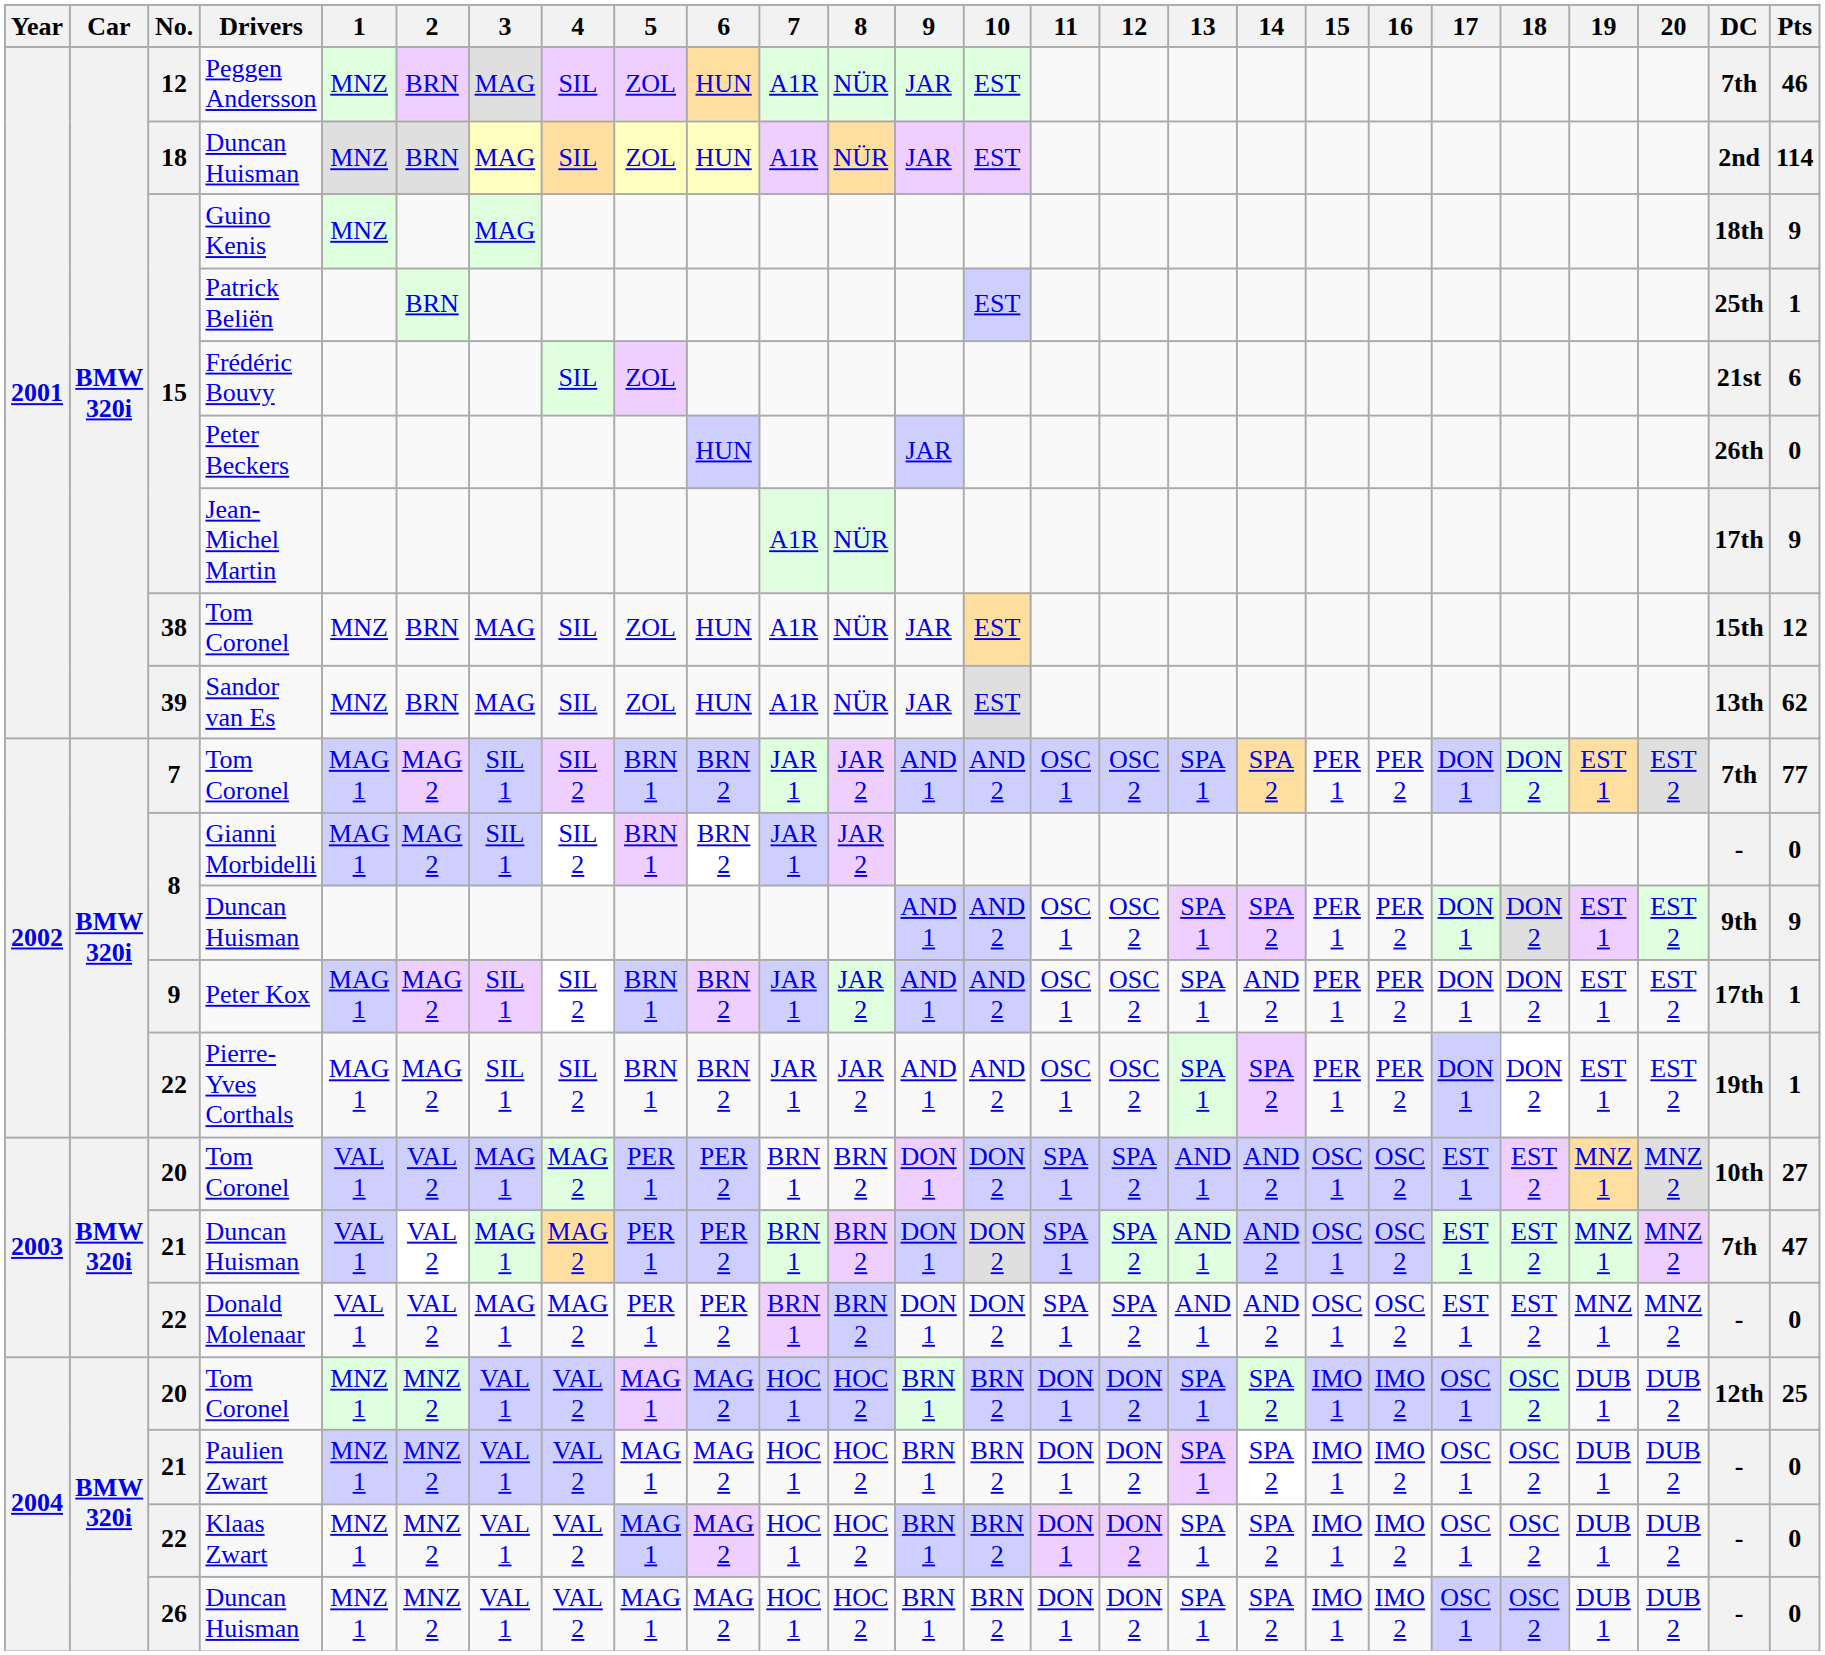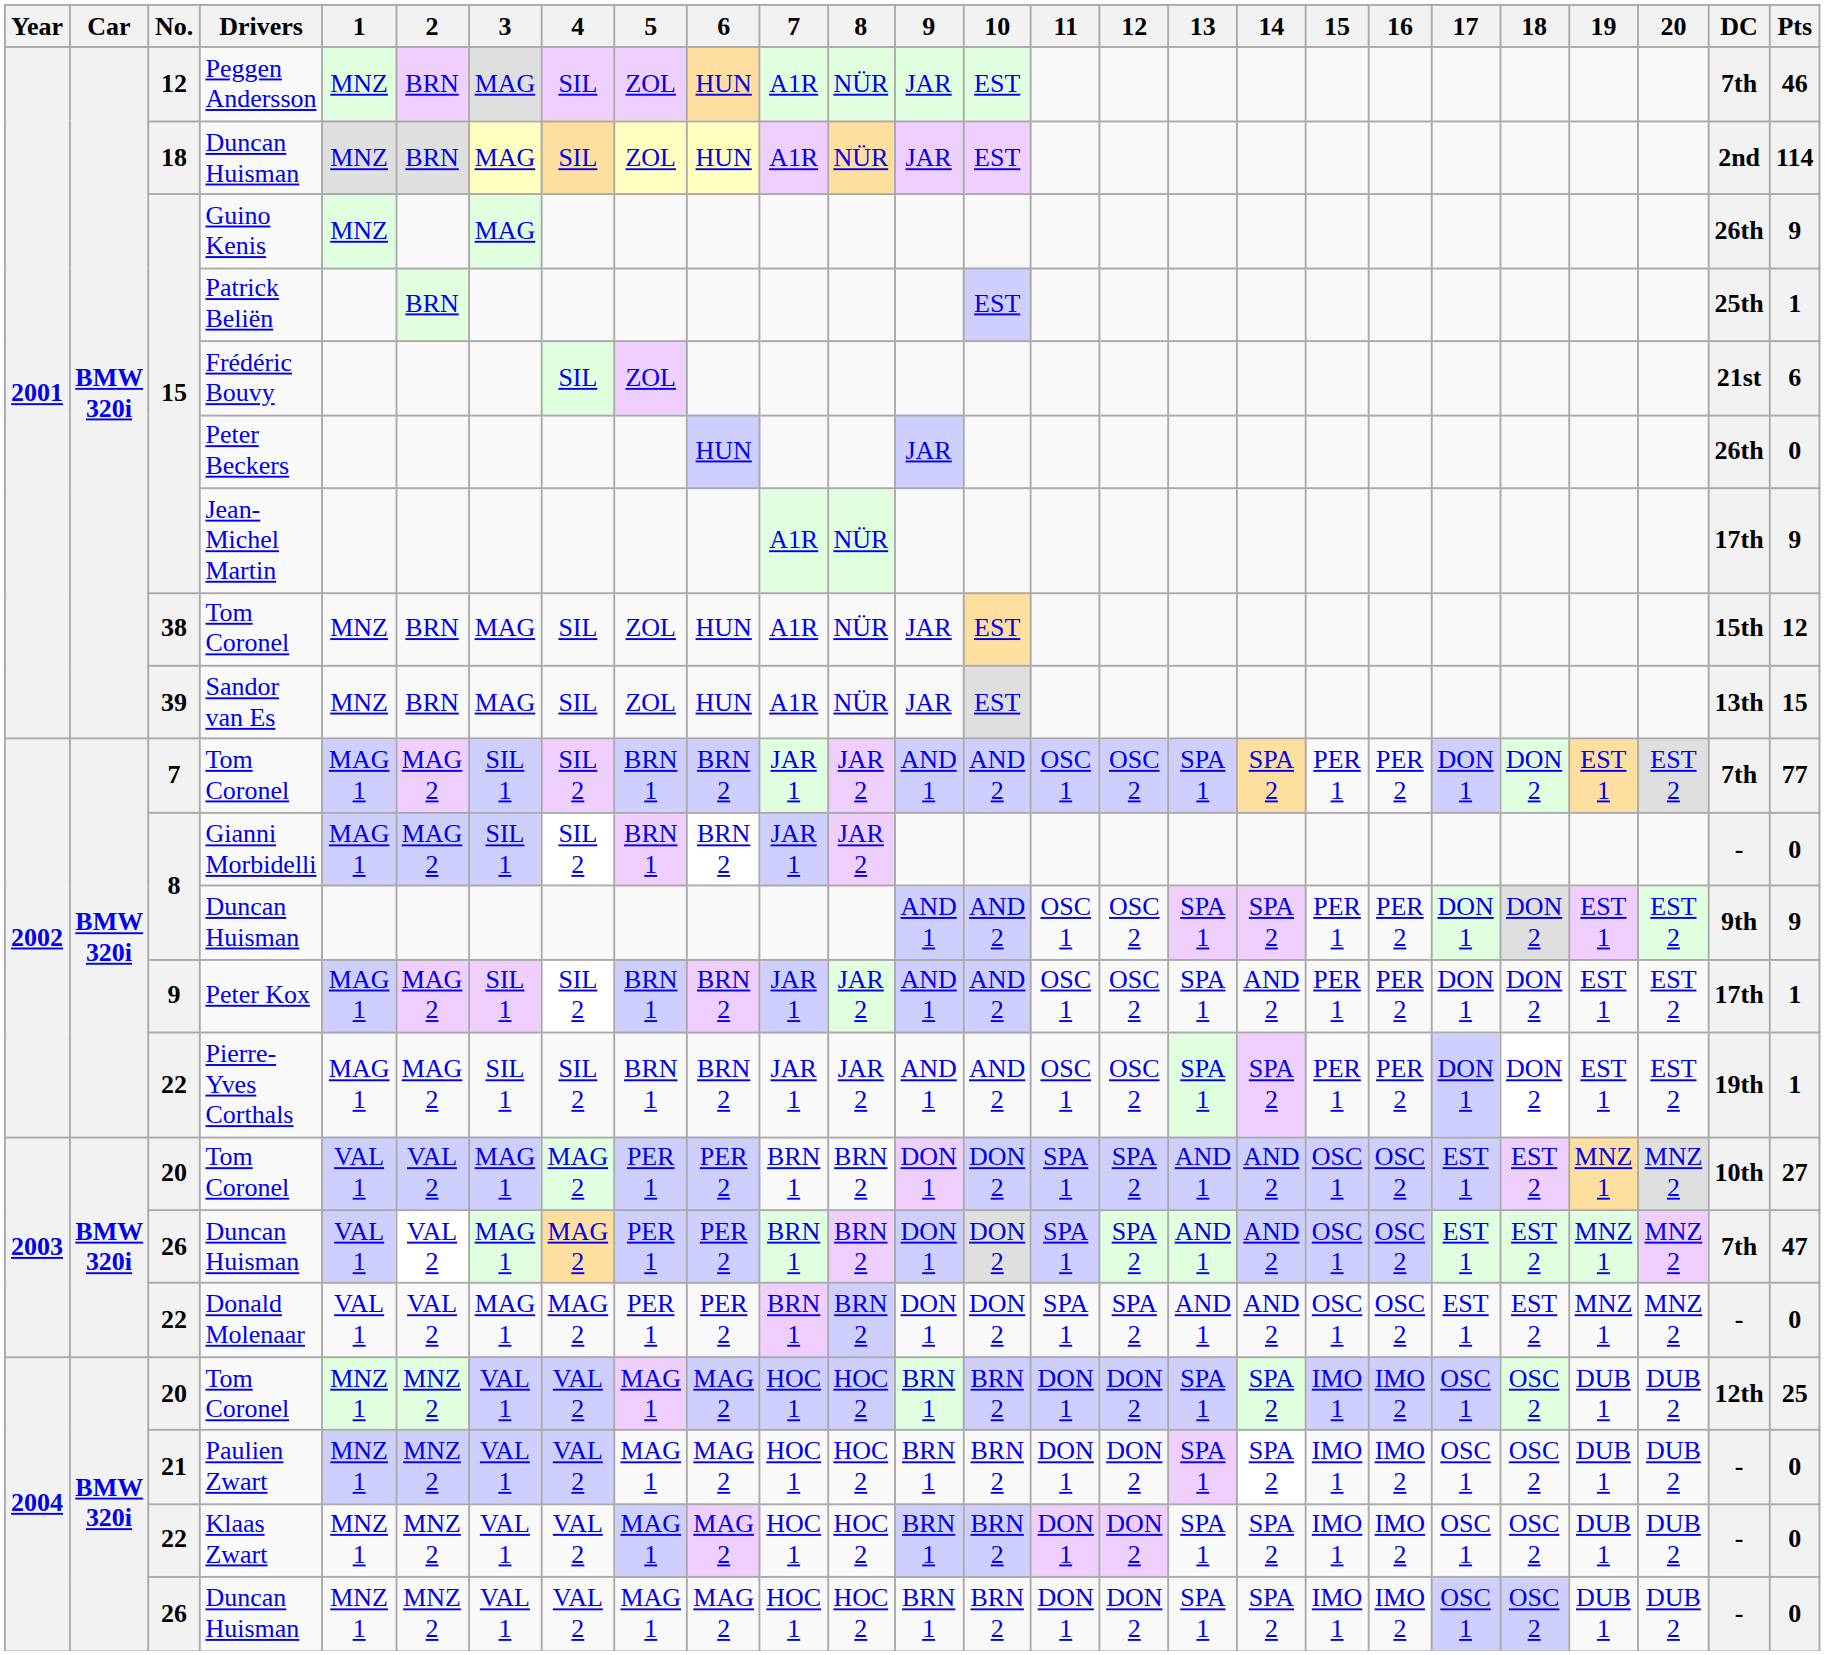(1739, 230) 18th -> (1739, 230) 26th
(1795, 701) 62 -> (1795, 701) 15
(174, 1246) 21 -> (174, 1246) 26
